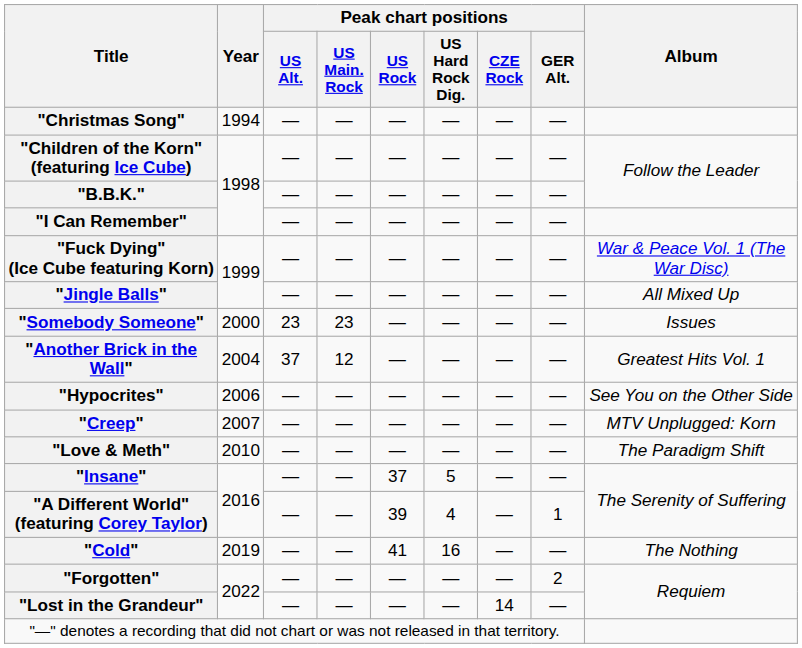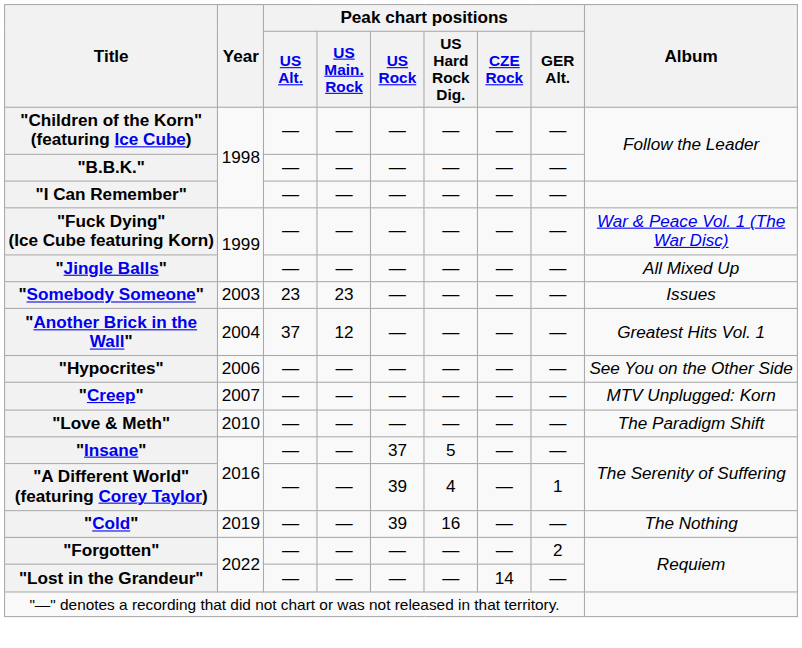- row: (111, 120)
(241, 322) 2000 -> (241, 295) 2003
(397, 550) 41 -> (397, 523) 39
